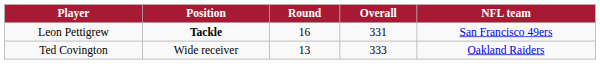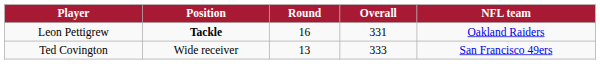(506, 31) San Francisco 49ers -> (506, 31) Oakland Raiders
(506, 50) Oakland Raiders -> (506, 50) San Francisco 49ers
